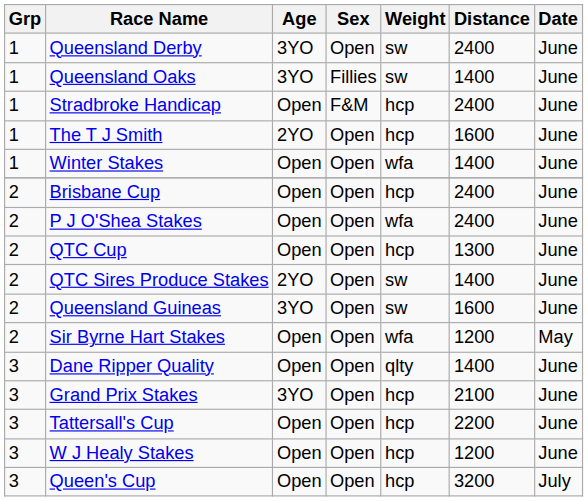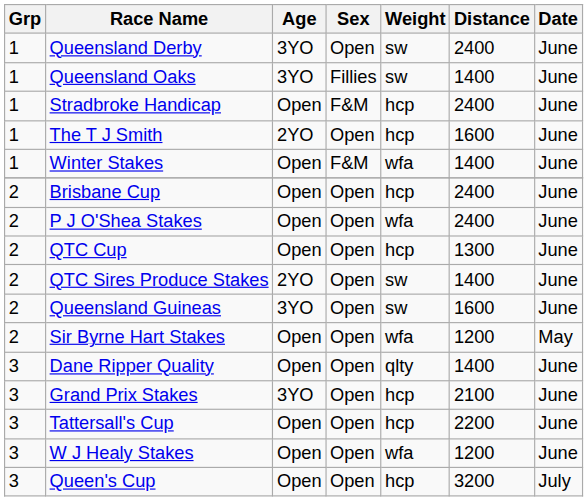(352, 163) Open -> (349, 163) F&M
(400, 452) hcp -> (399, 452) wfa
